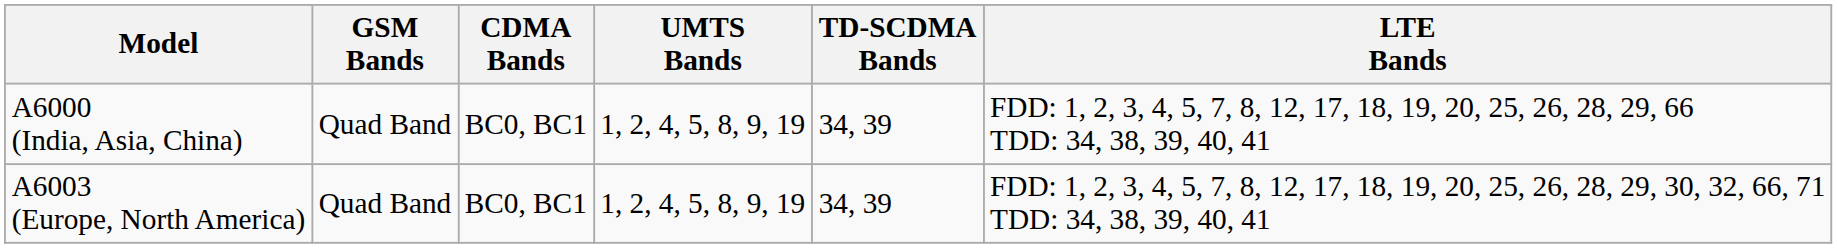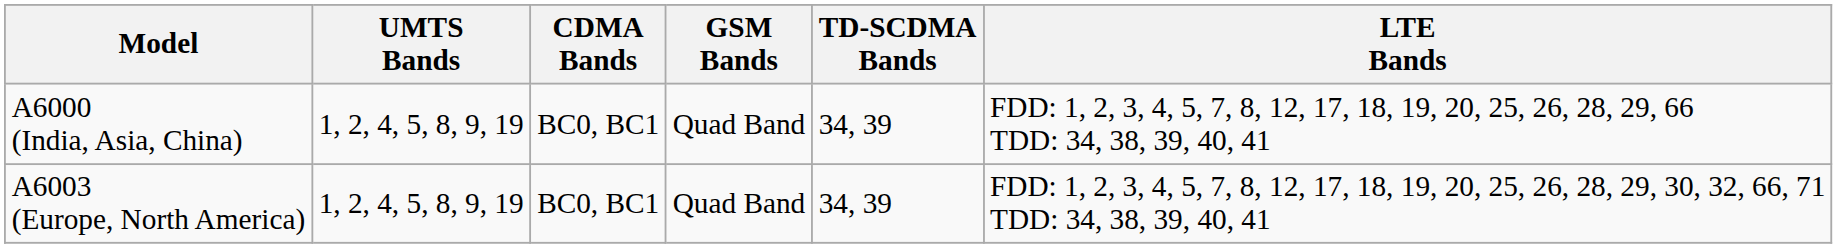columns swapped: (385, 44) <-> (703, 44)
